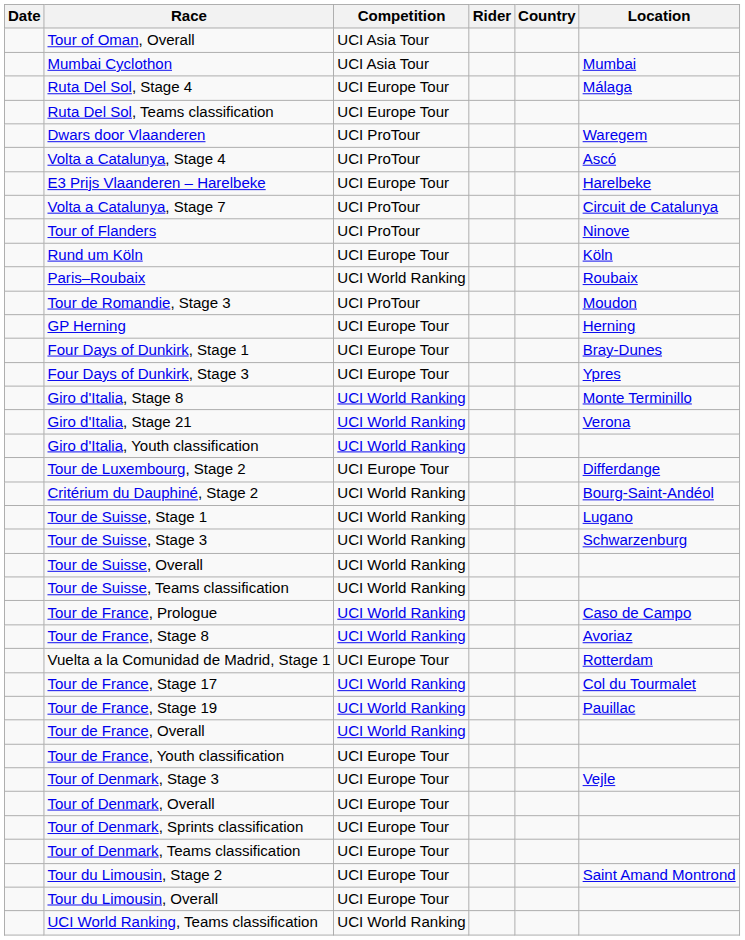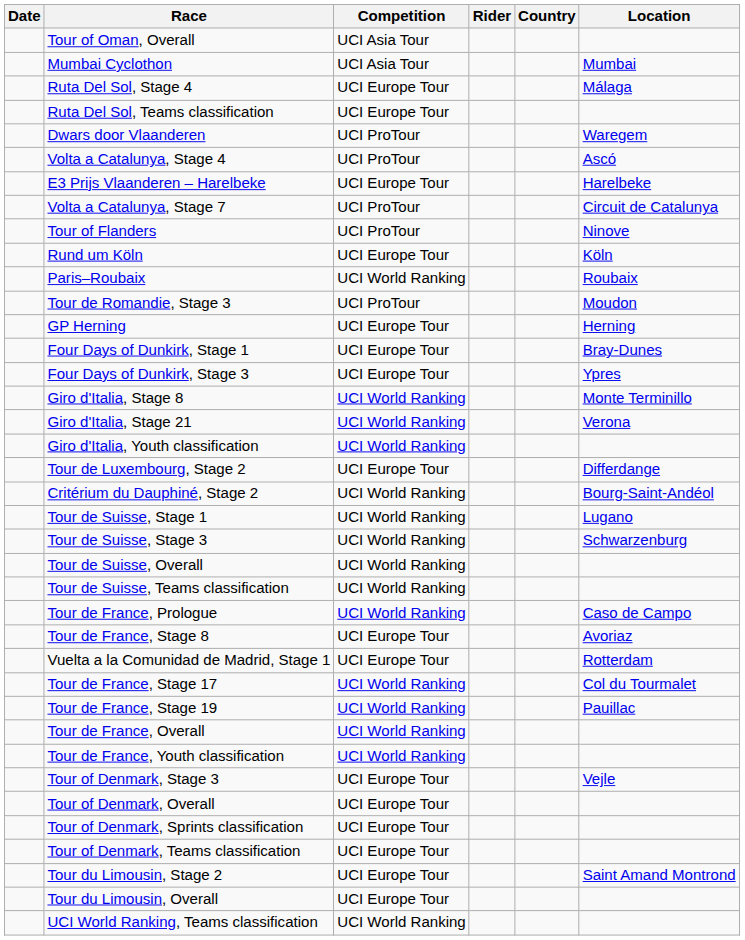(402, 636) UCI World Ranking -> (393, 636) UCI Europe Tour
(393, 755) UCI Europe Tour -> (402, 755) UCI World Ranking
